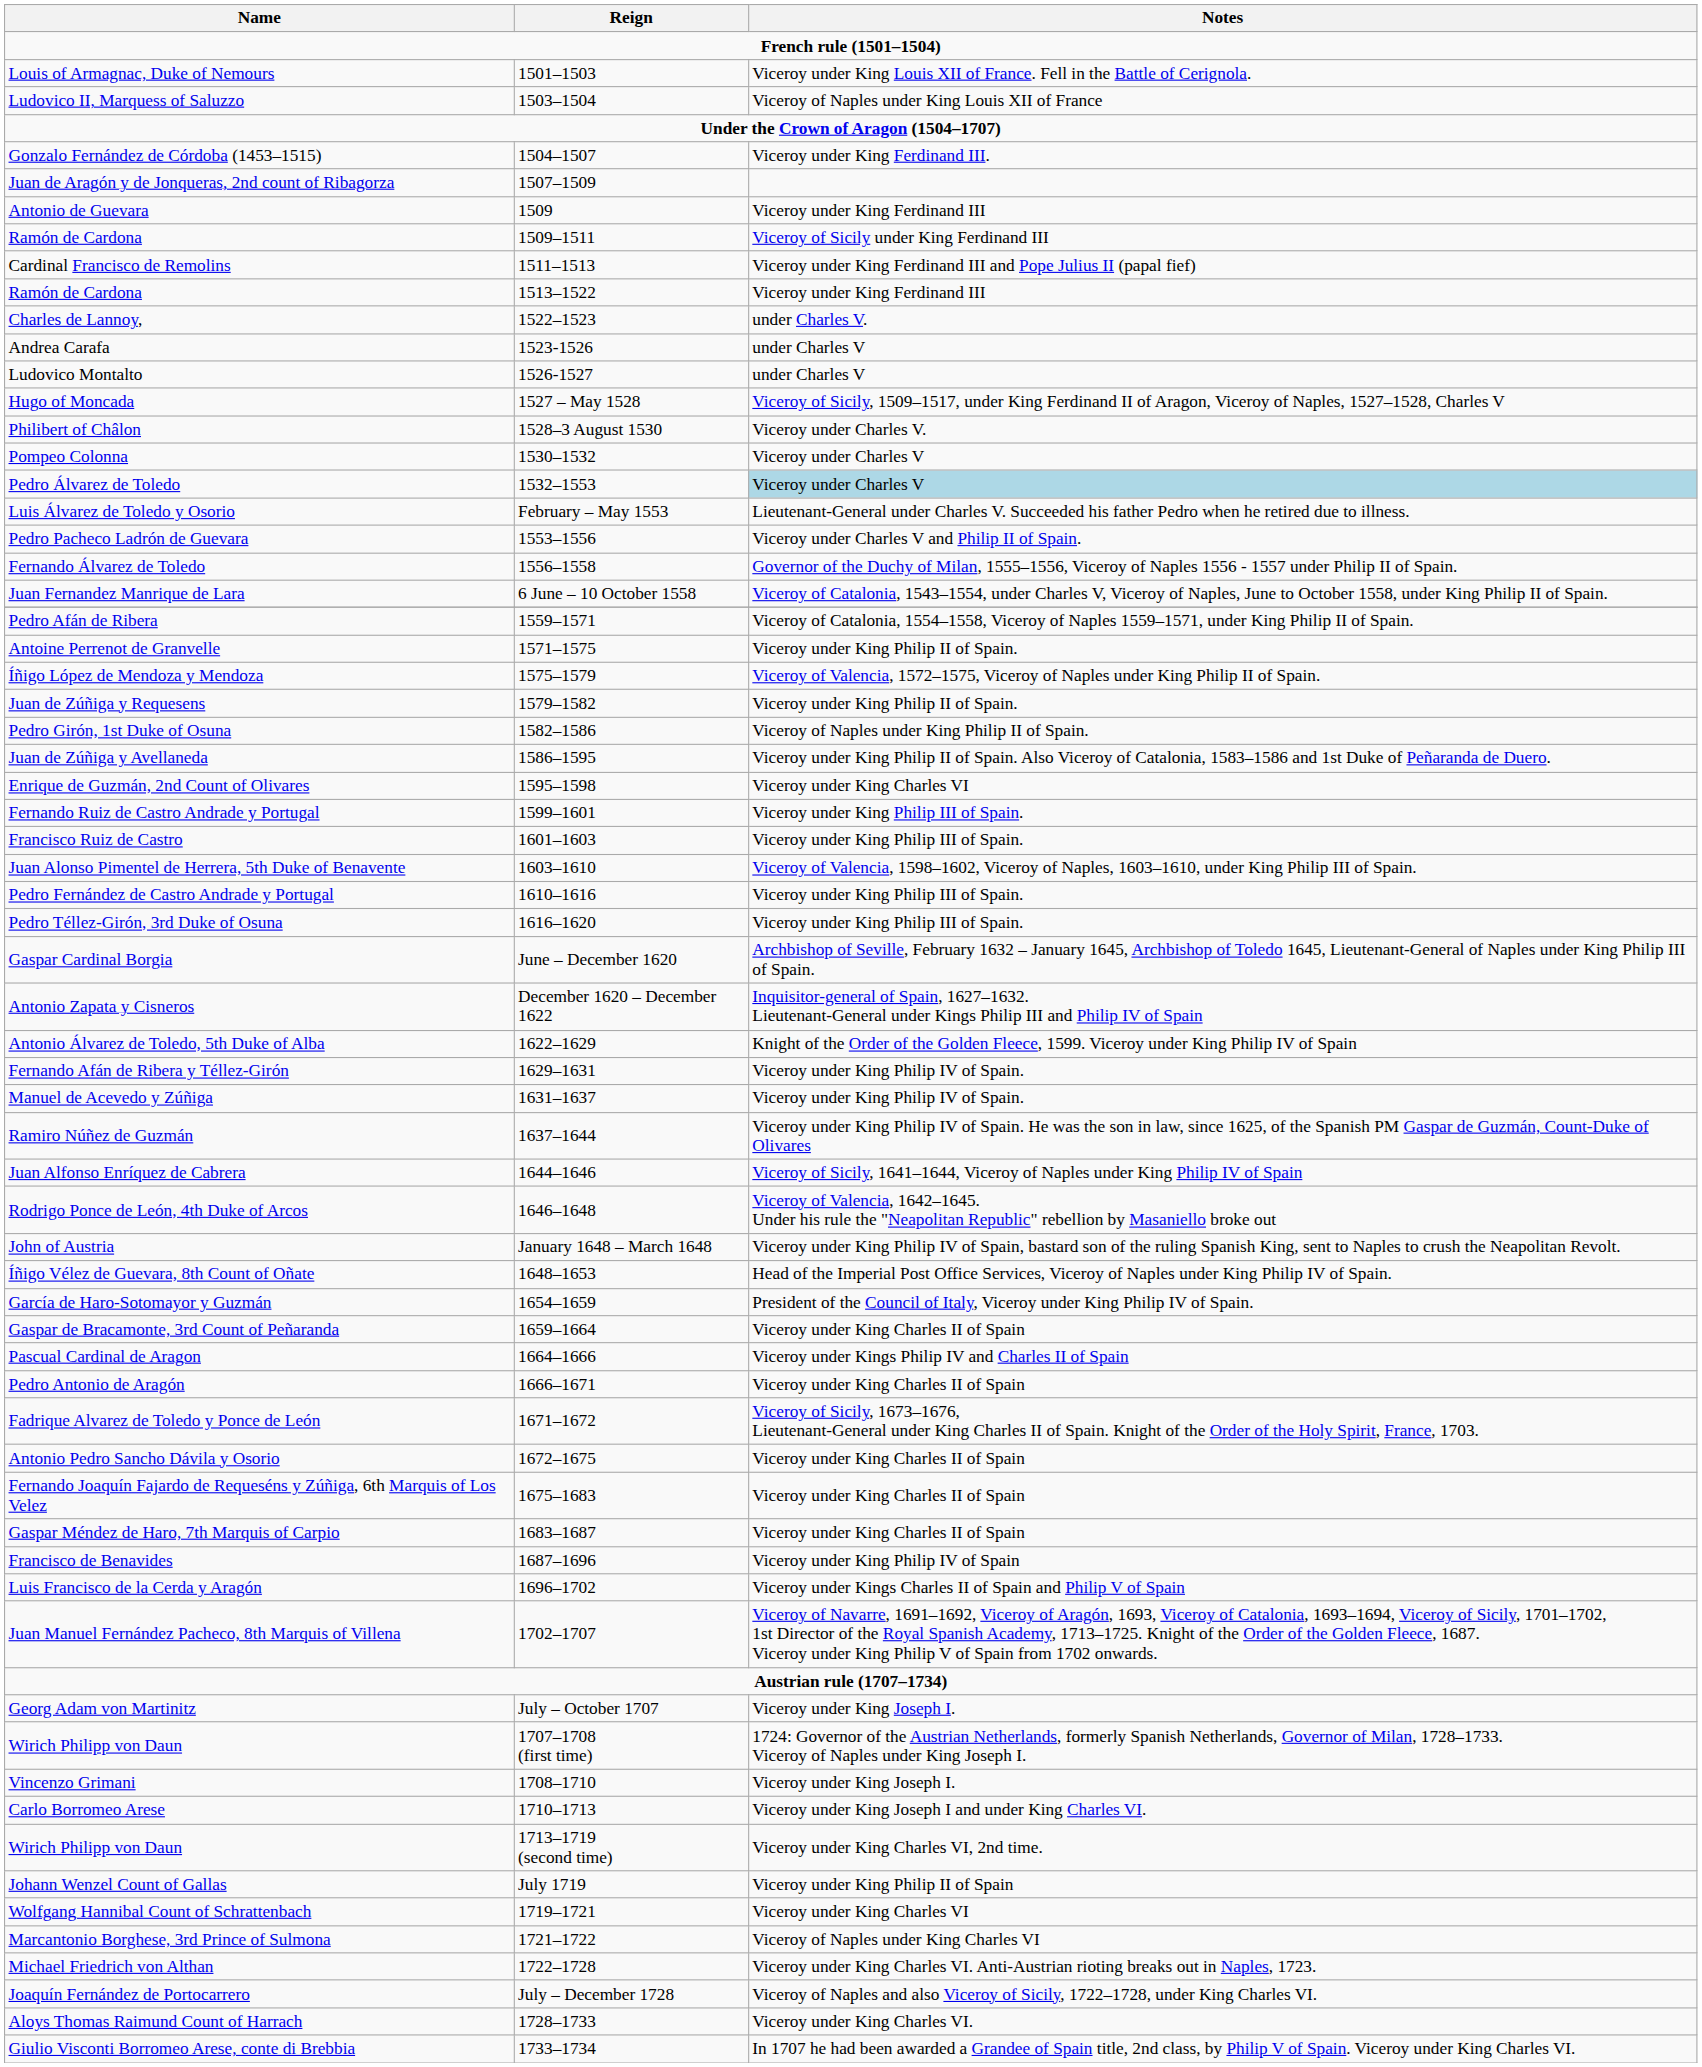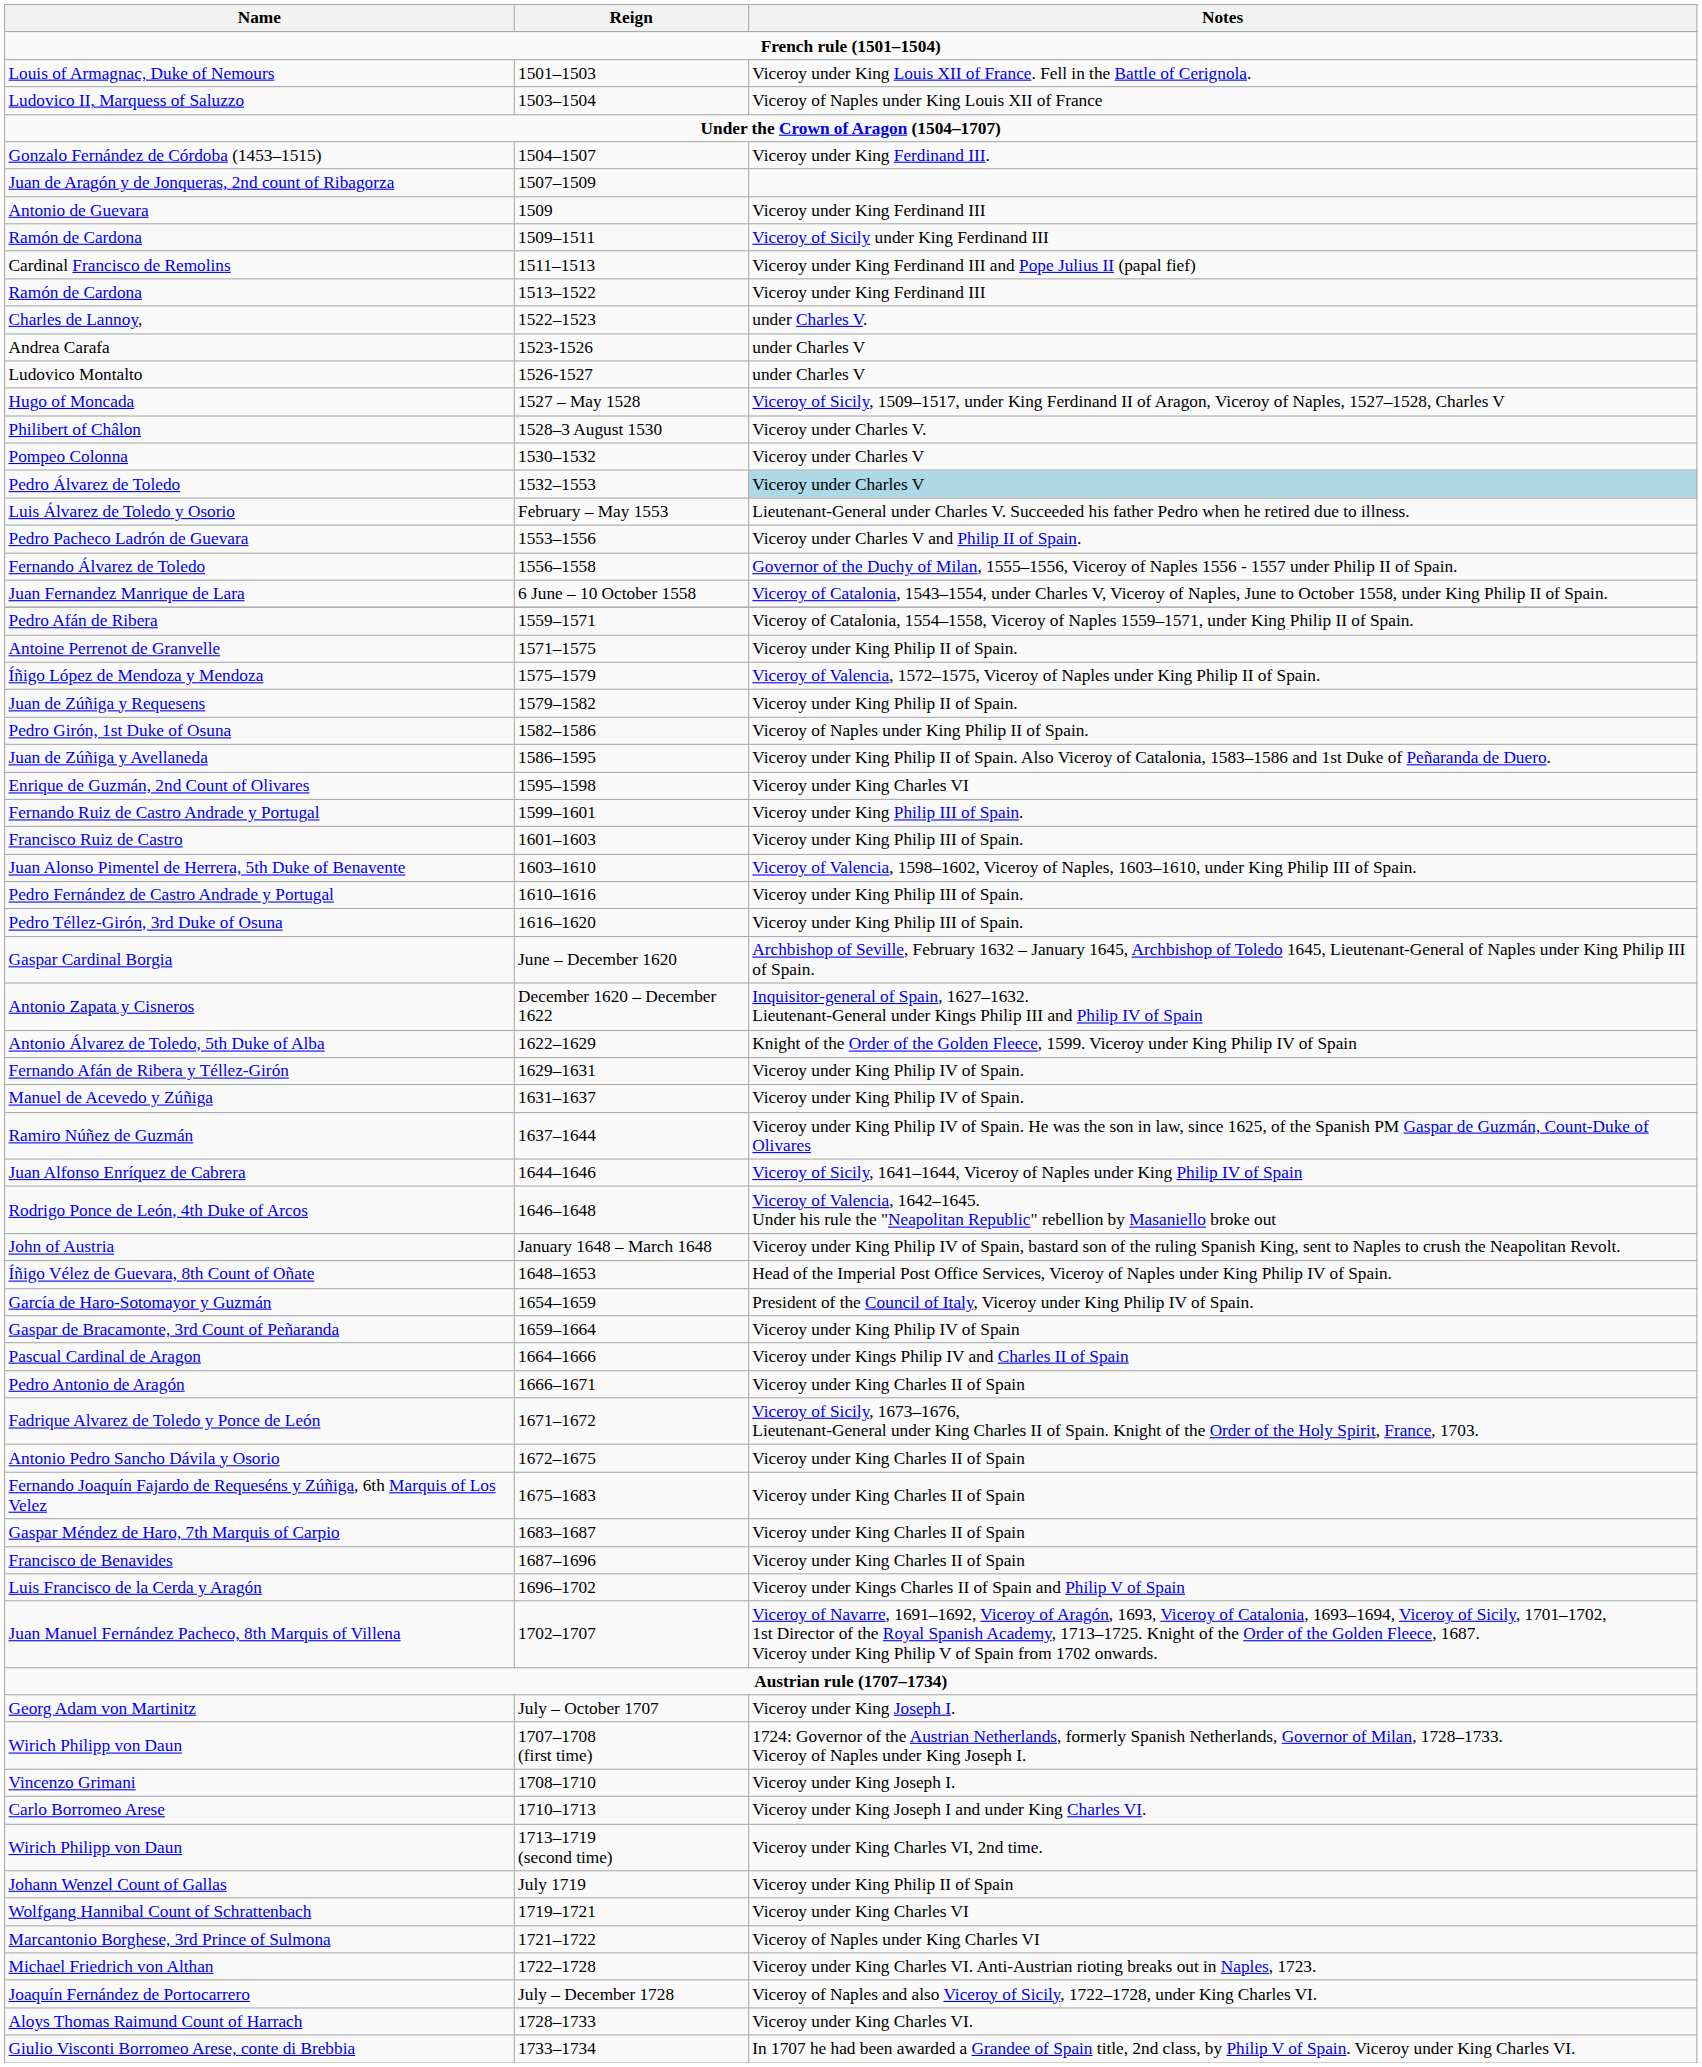(889, 1329) Viceroy under King Charles II of Spain -> (886, 1329) Viceroy under King Philip IV of Spain
(886, 1559) Viceroy under King Philip IV of Spain -> (889, 1559) Viceroy under King Charles II of Spain
